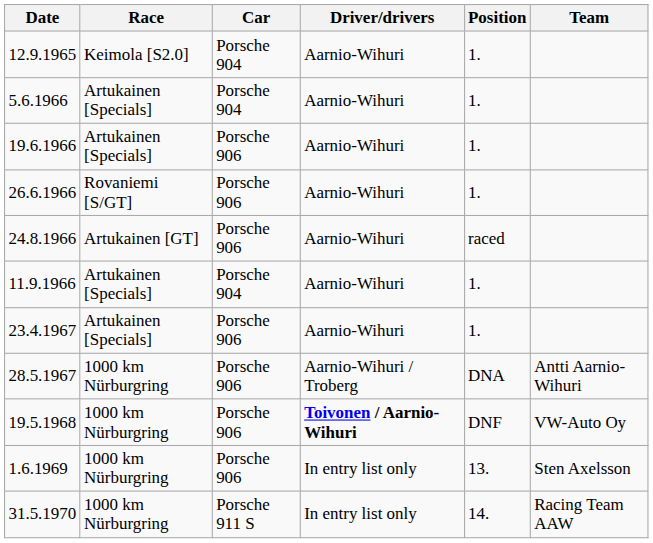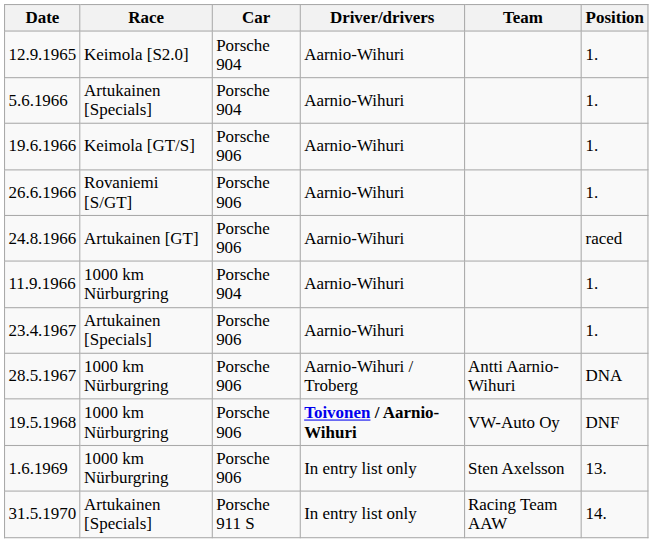columns swapped: (589, 17) <-> (497, 17)
(122, 146) Artukainen [Specials] -> (139, 146) Keimola [GT/S]
(122, 284) Artukainen [Specials] -> (126, 284) 1000 km Nürburgring
(126, 514) 1000 km Nürburgring -> (122, 514) Artukainen [Specials]
